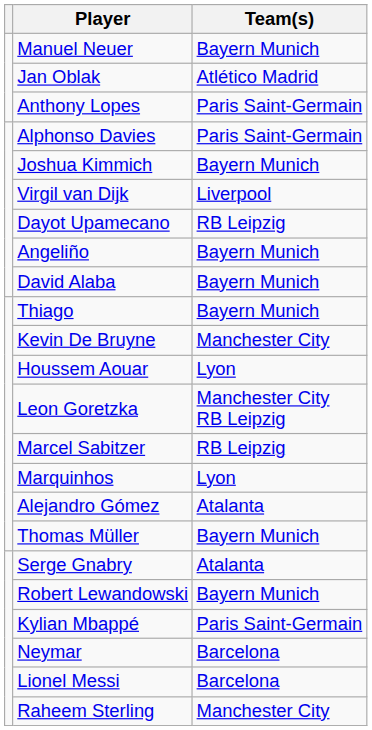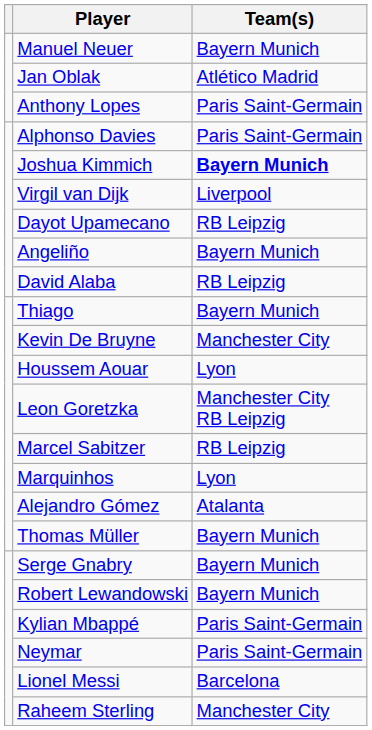(258, 164) normal -> (263, 164) bold
(258, 281) Bayern Munich -> (241, 281) RB Leipzig
(230, 565) Atalanta -> (258, 565) Bayern Munich
(238, 652) Barcelona -> (279, 652) Paris Saint-Germain
